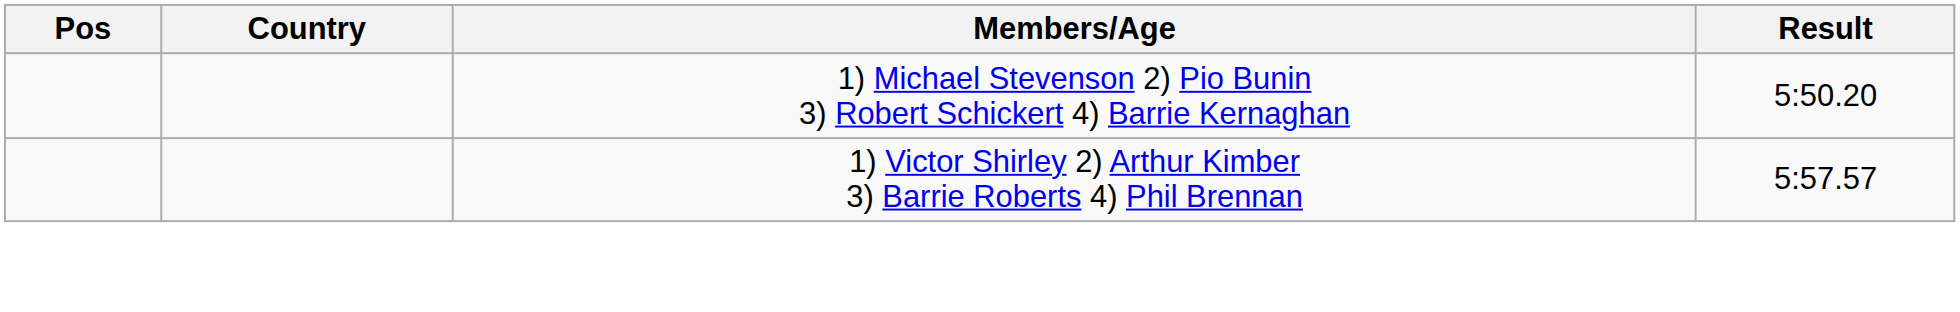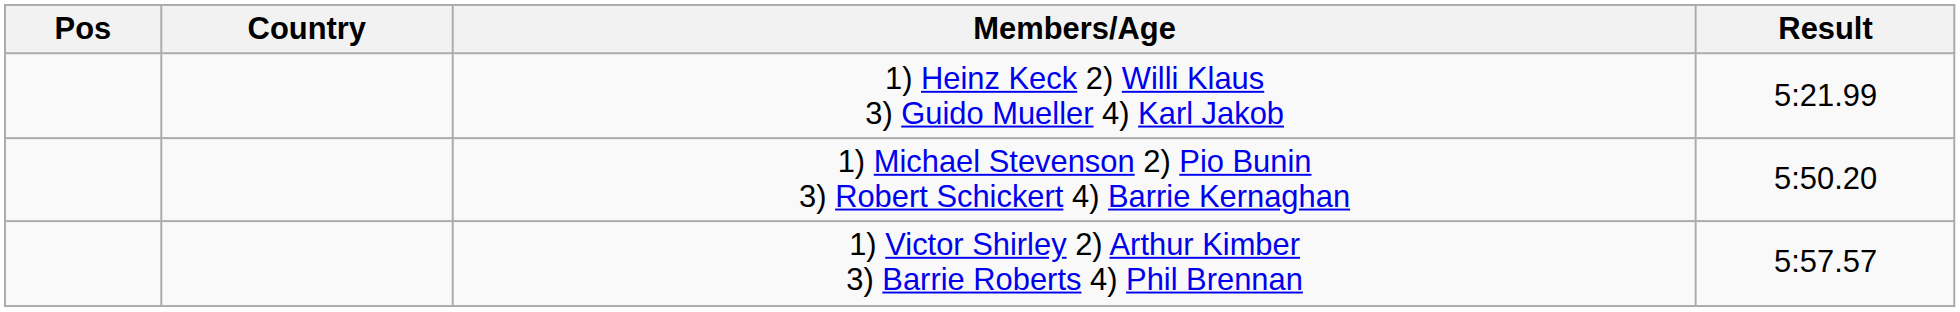+ row: (1075, 95)
